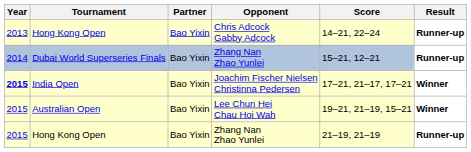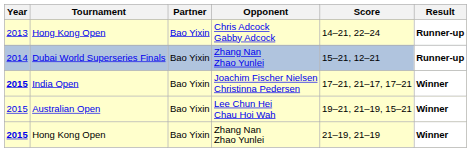(17, 135) normal -> (17, 135) bold
(440, 135) Runner-up -> (432, 135) Winner
